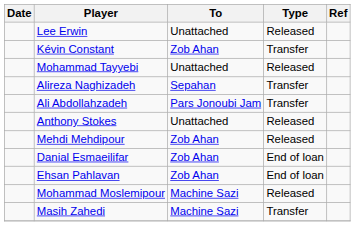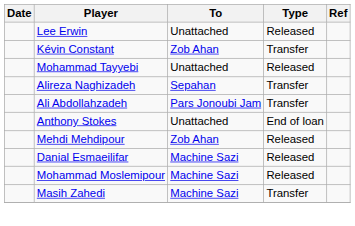(290, 121) Released -> (295, 121) End of loan
(195, 157) Zob Ahan -> (204, 157) Machine Sazi
(295, 157) End of loan -> (290, 157) Released
- row: (78, 175)
